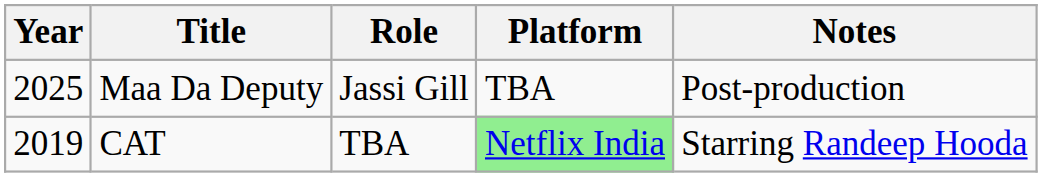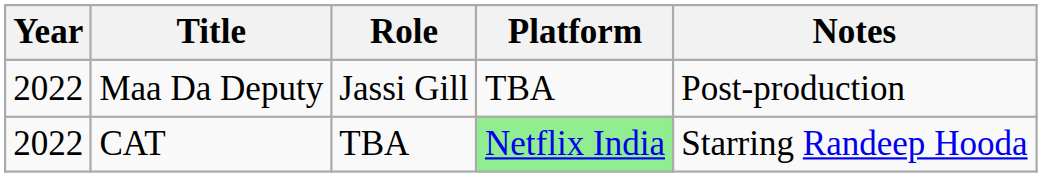(48, 87) 2025 -> (48, 87) 2022
(48, 143) 2019 -> (48, 143) 2022
